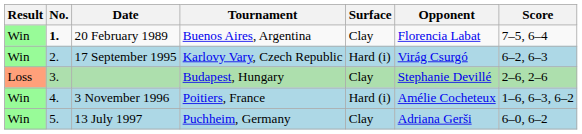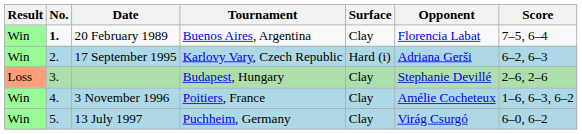(433, 56) Virág Csurgó -> (435, 56) Adriana Gerši
(370, 98) Hard (i) -> (361, 98) Clay
(435, 118) Adriana Gerši -> (433, 118) Virág Csurgó
